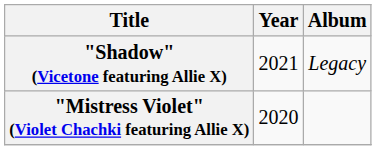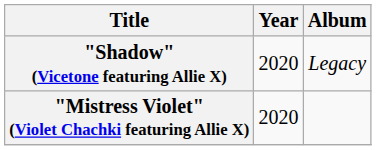(279, 63) 2021 -> (279, 63) 2020
